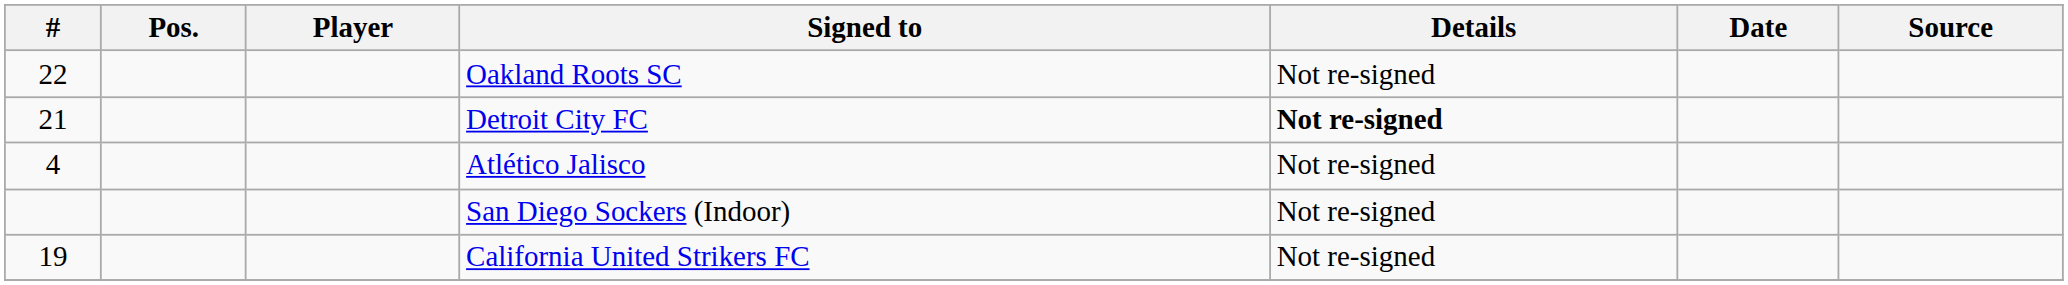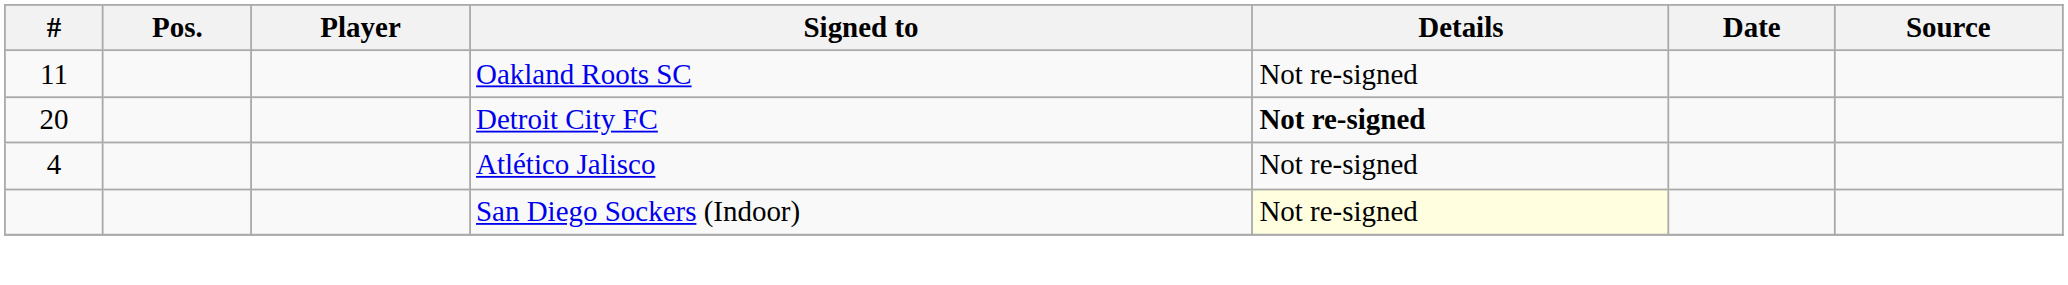(53, 73) 22 -> (54, 73) 11
(53, 119) 21 -> (54, 119) 20
(1356, 211) no background -> (1339, 211) lightyellow background
- row: (638, 257)
